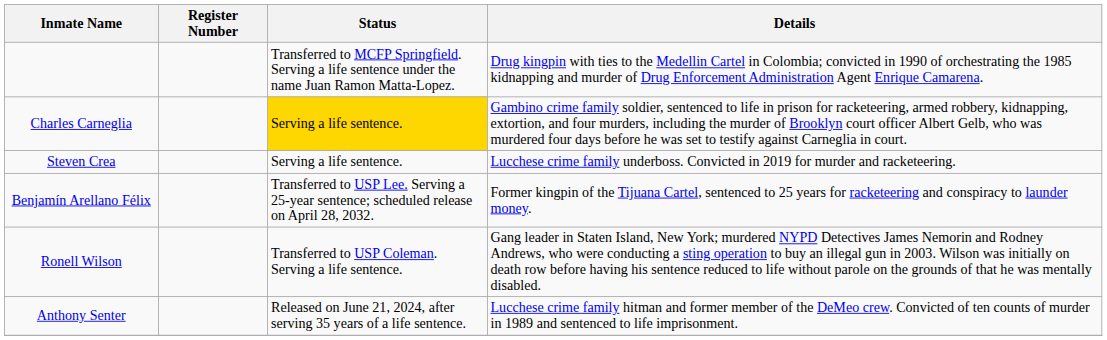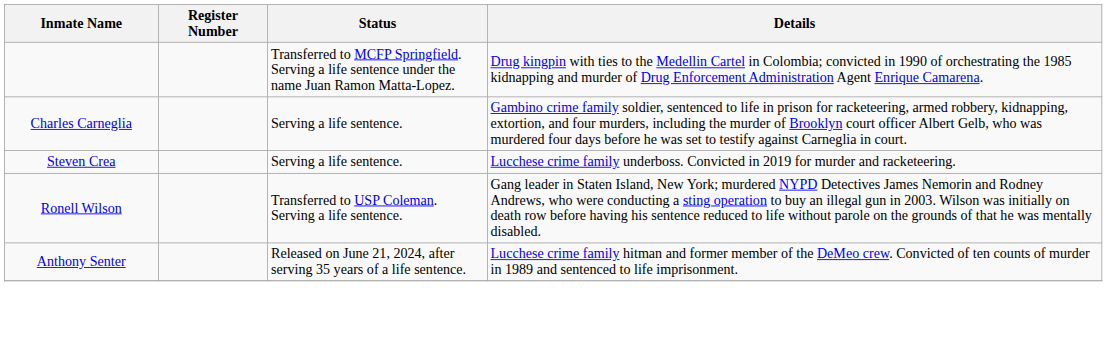(337, 123) gold background -> (337, 123) no background
- row: (81, 200)
